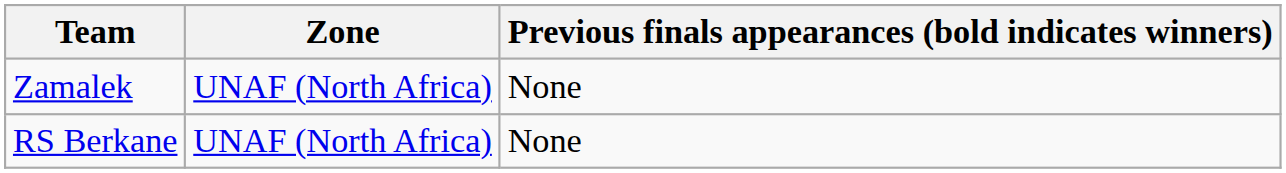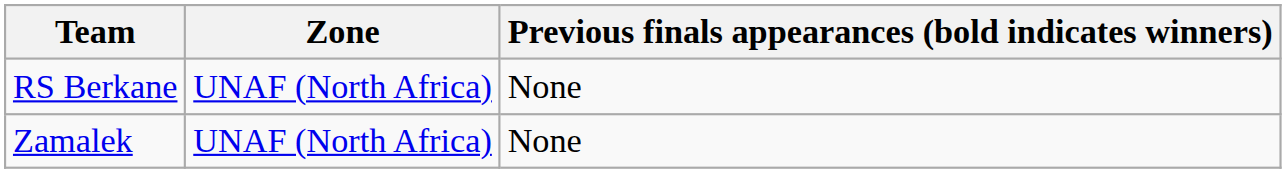rows swapped: (95, 140) <-> (73, 85)
